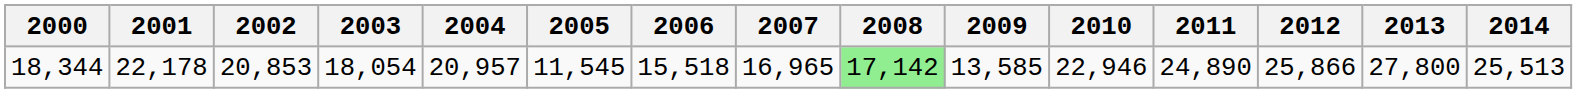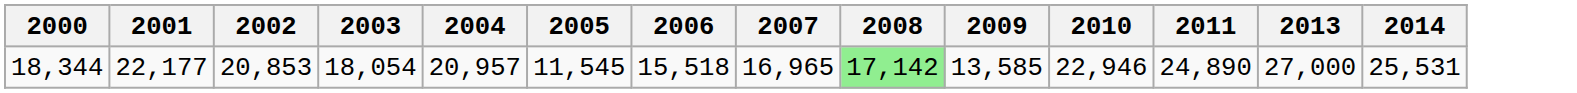- column: (1310, 26)
(162, 68) 22,178 -> (162, 68) 22,177
(1415, 68) 27,800 -> (1310, 68) 27,000
(1519, 68) 25,513 -> (1415, 68) 25,531
